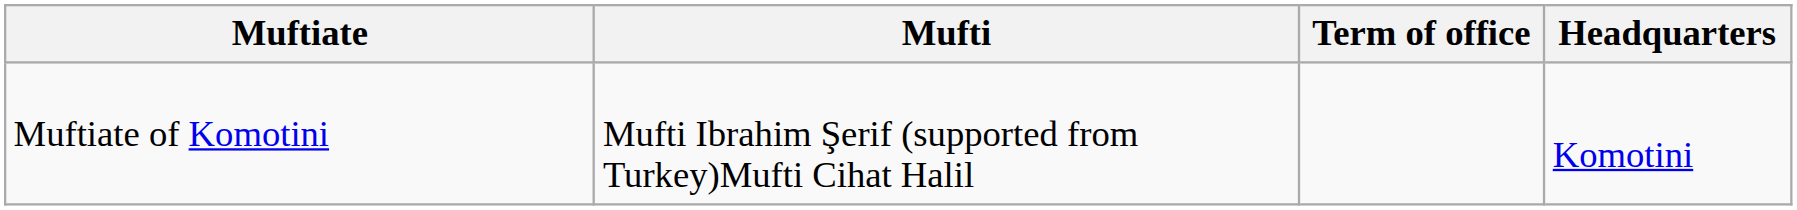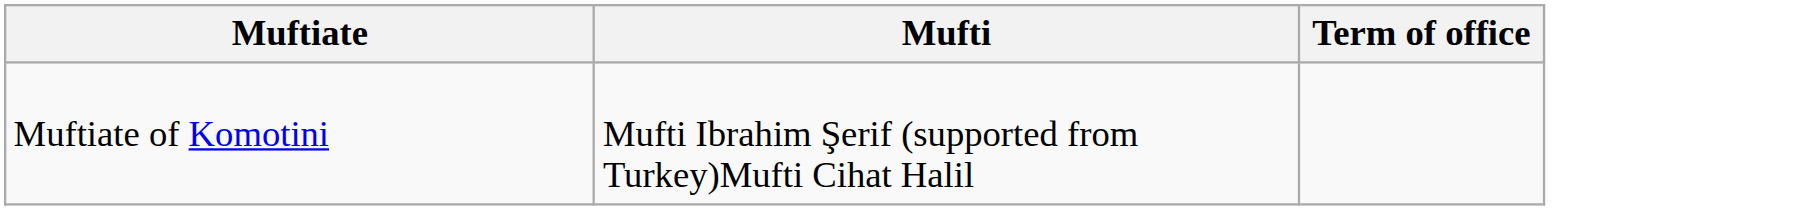- column: (1667, 33)
